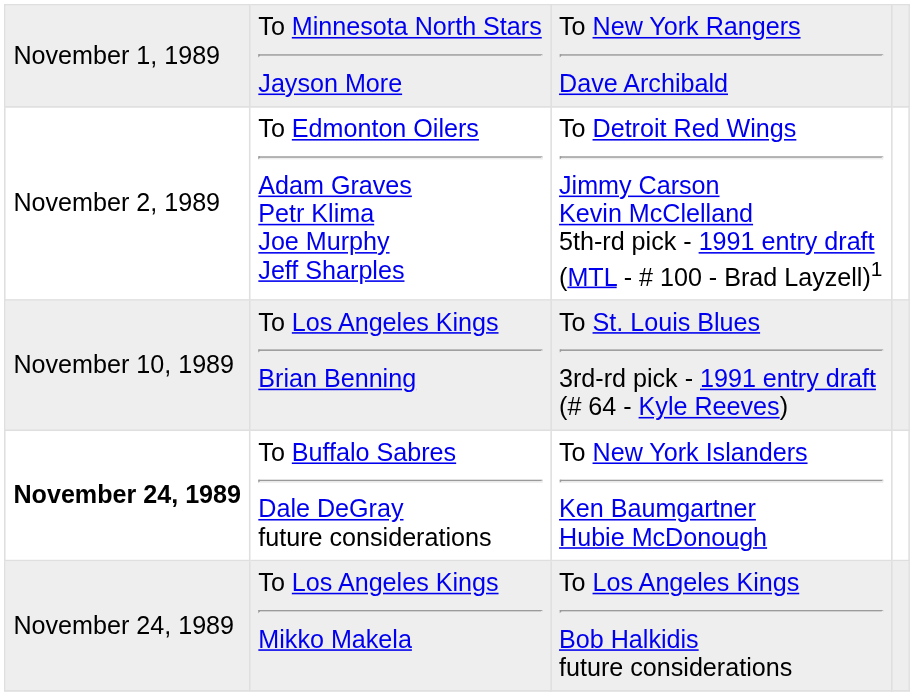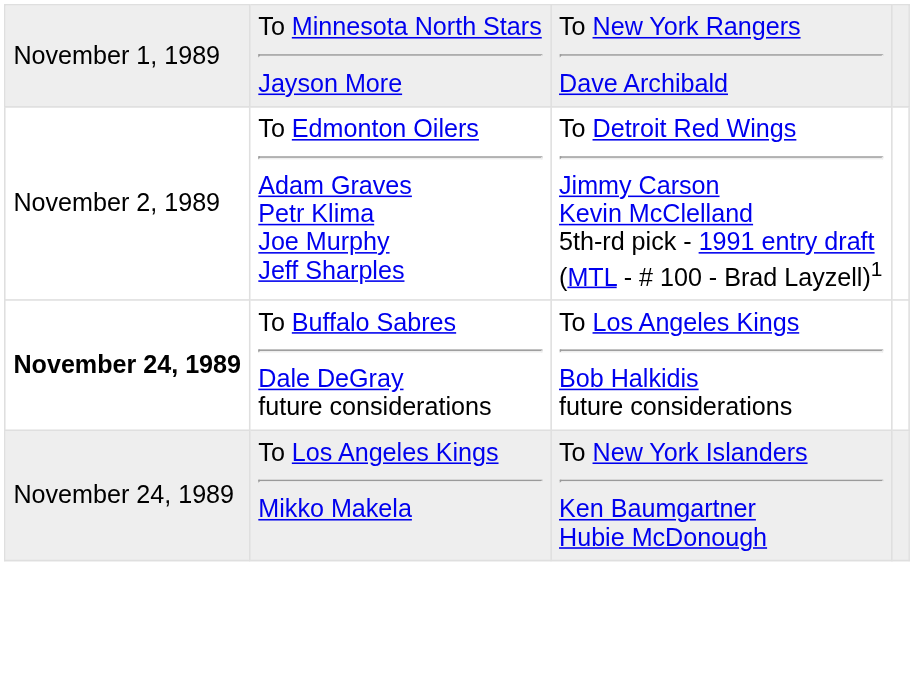- row: (400, 351)
(721, 495) To New York Islanders Ken Baumgartner Hubie McDonough -> (721, 365) To Los Angeles Kings Bob Halkidis future considerations
(721, 625) To Los Angeles Kings Bob Halkidis future considerations -> (721, 495) To New York Islanders Ken Baumgartner Hubie McDonough
